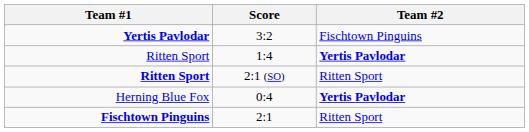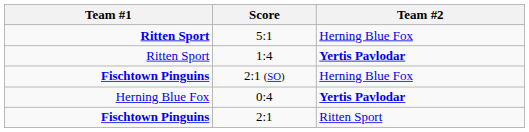- row: (264, 35)
+ row: (264, 35)
(175, 76) Ritten Sport -> (155, 76) Fischtown Pinguins
(351, 76) Ritten Sport -> (366, 76) Herning Blue Fox
